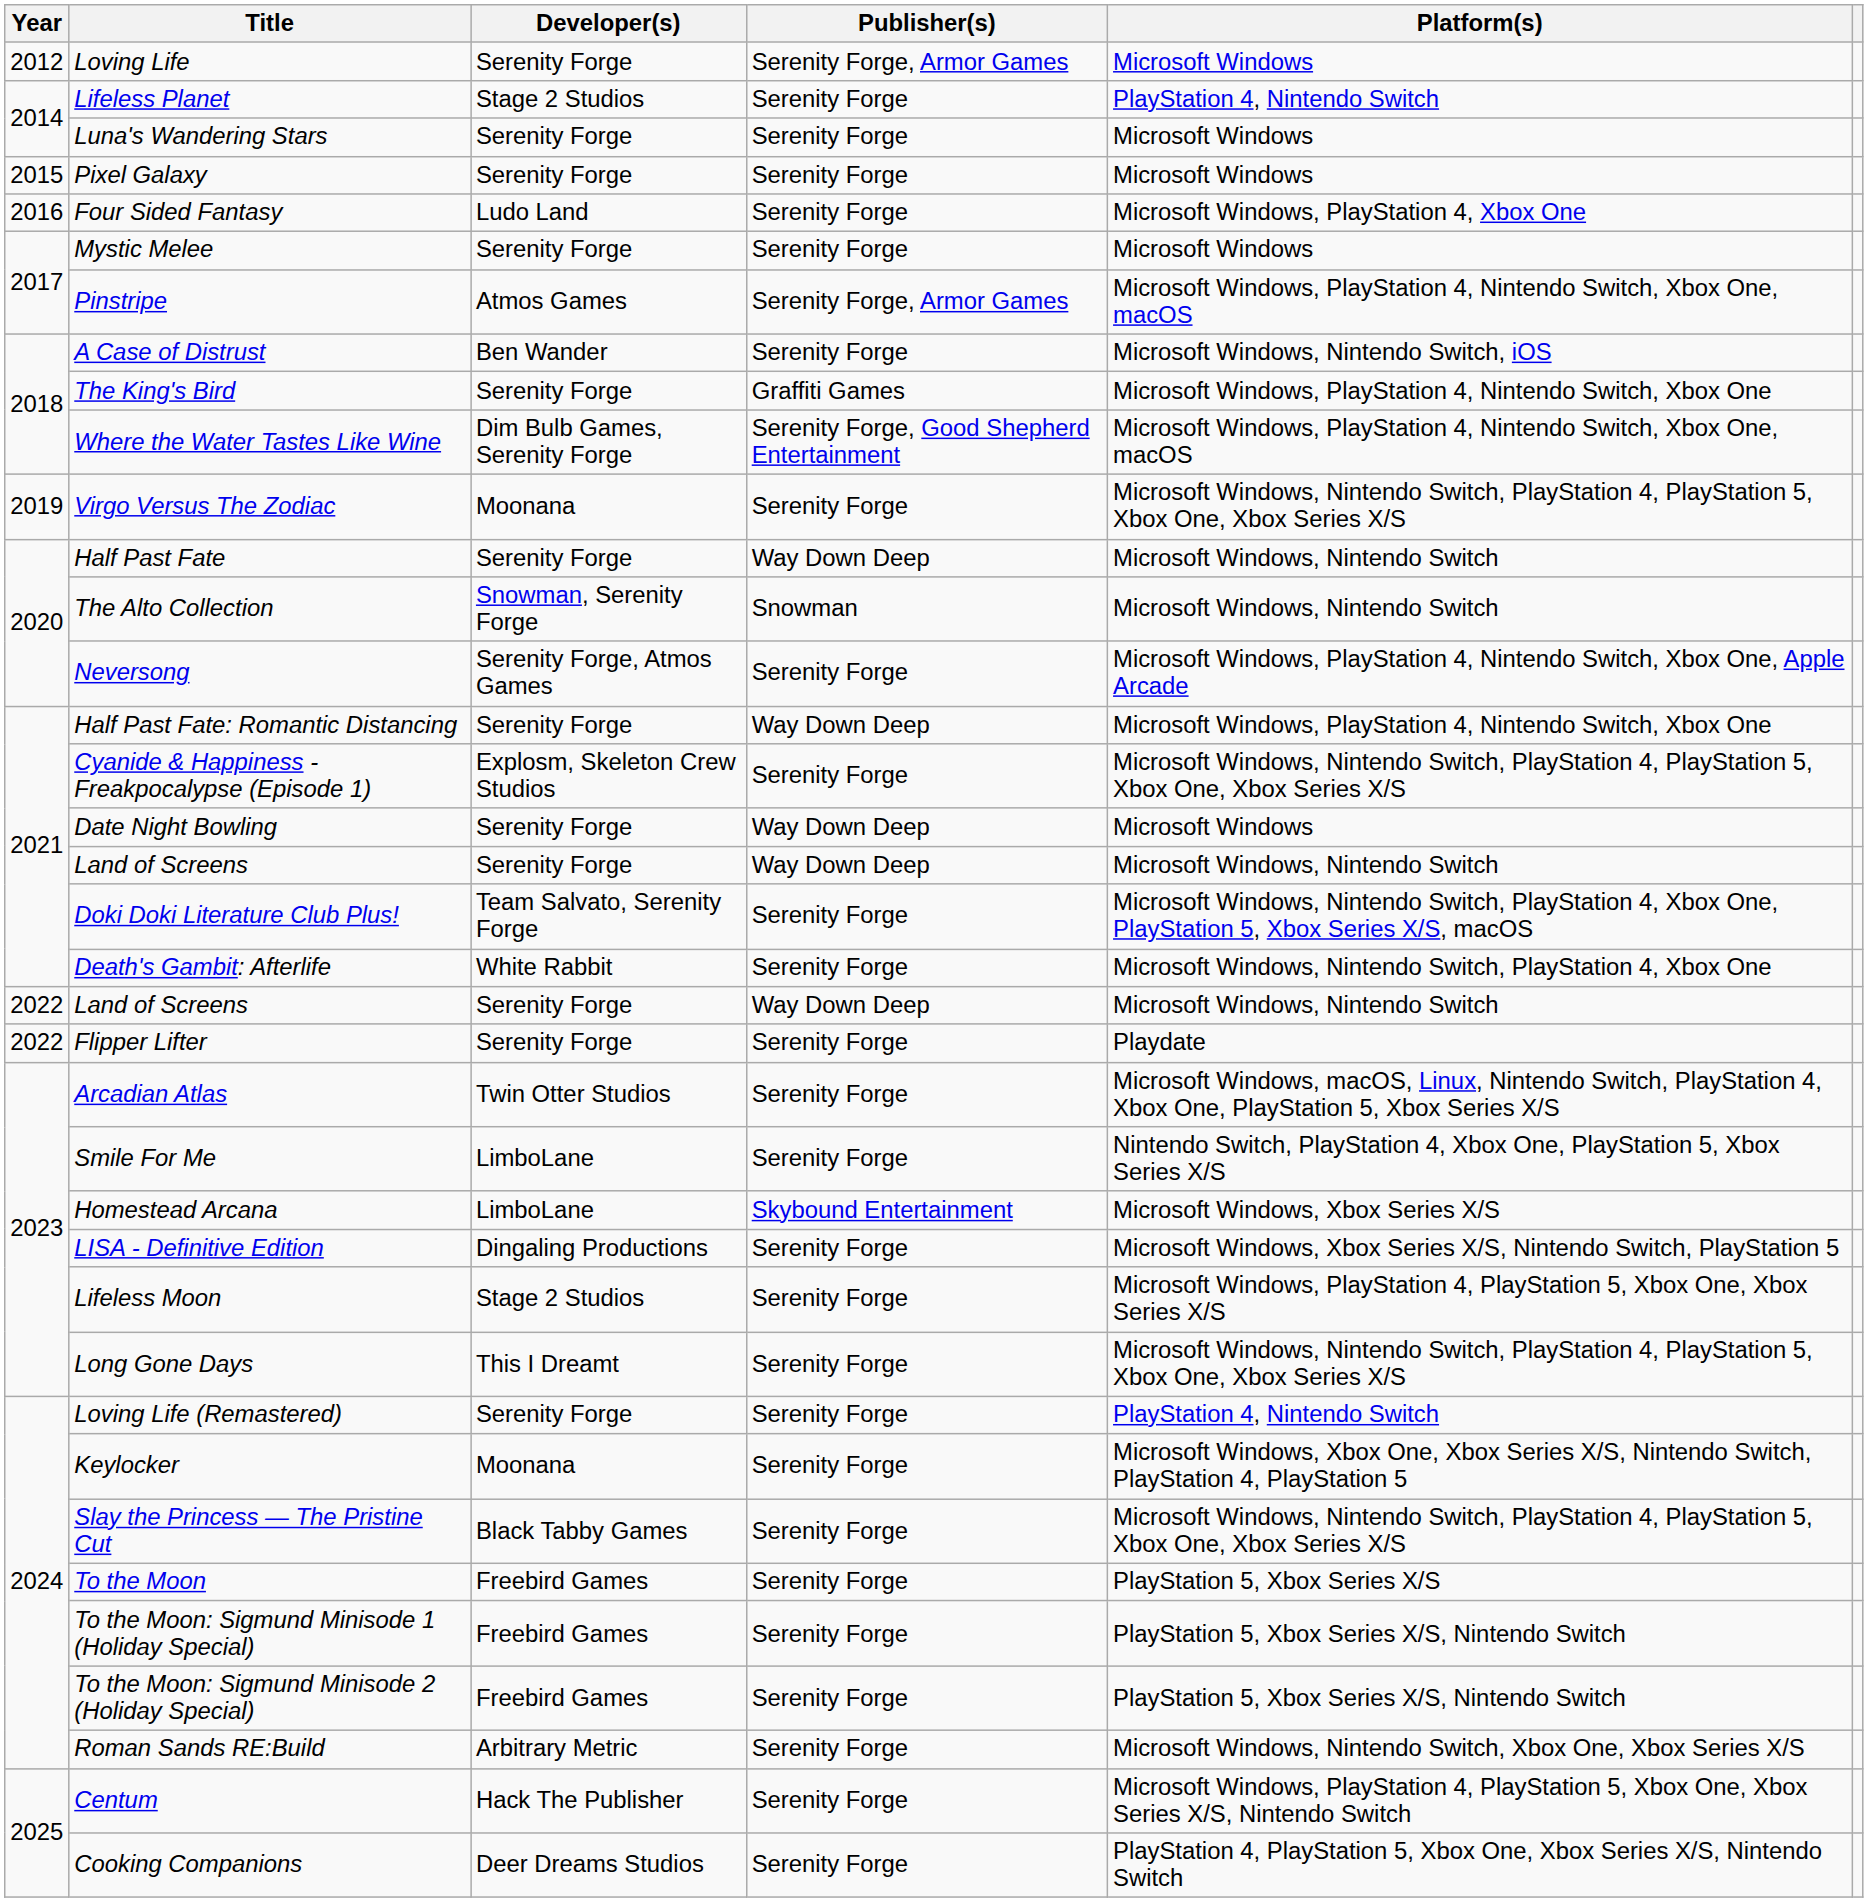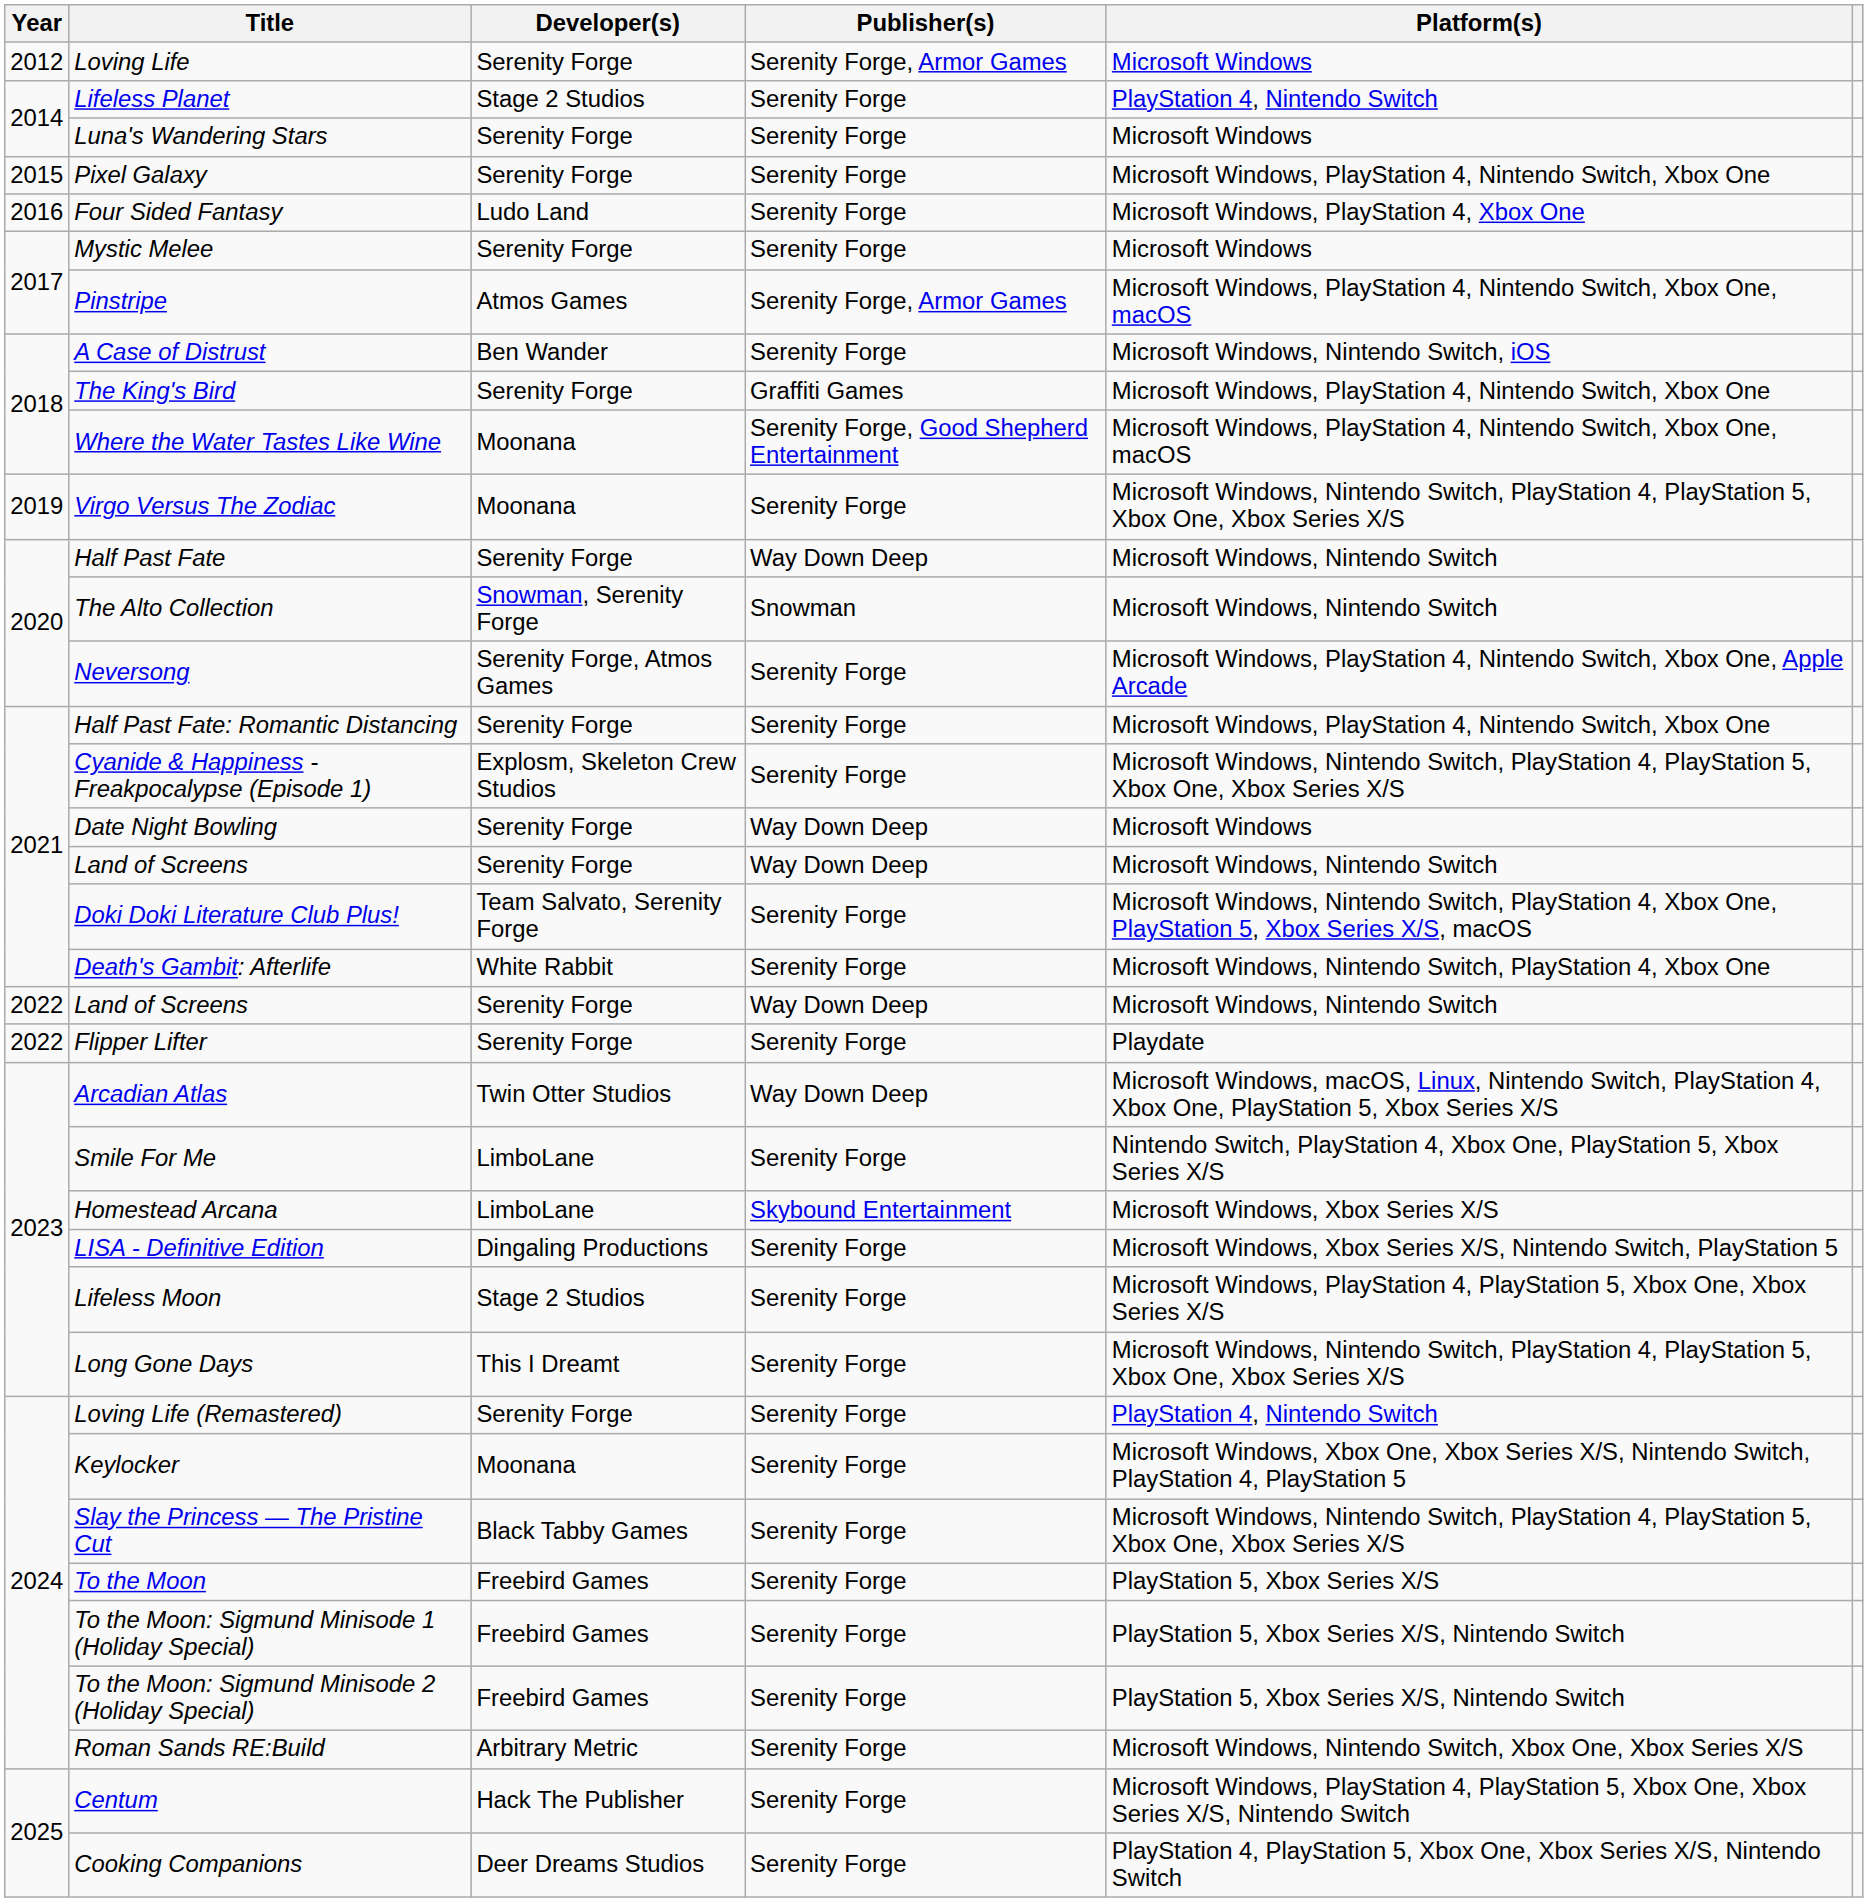(1213, 174) Microsoft Windows -> (1441, 174) Microsoft Windows, PlayStation 4, Nintendo Switch, Xbox One
(569, 441) Dim Bulb Games, Serenity Forge -> (526, 441) Moonana
(841, 724) Way Down Deep -> (828, 724) Serenity Forge
(830, 1094) Serenity Forge -> (839, 1094) Way Down Deep
